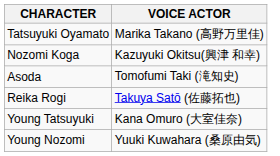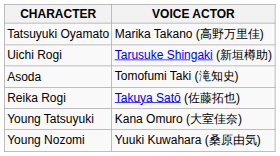- row: (43, 55)
+ row: (34, 55)
